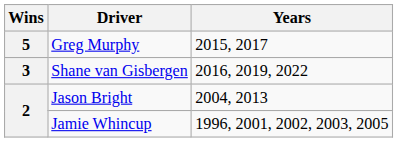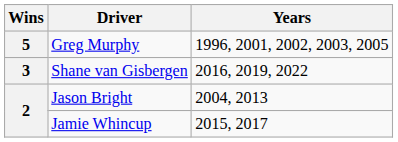(232, 44) 2015, 2017 -> (292, 44) 1996, 2001, 2002, 2003, 2005
(292, 124) 1996, 2001, 2002, 2003, 2005 -> (232, 124) 2015, 2017
